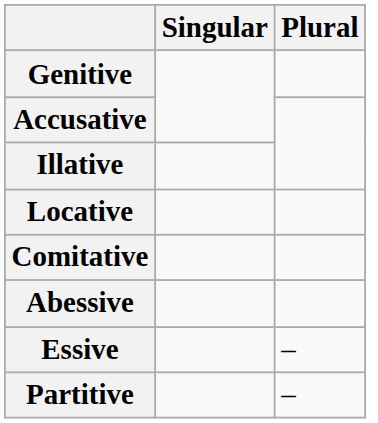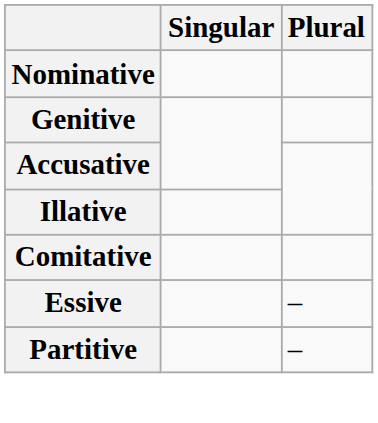+ row: (83, 73)
- row: (80, 211)
- row: (80, 303)
